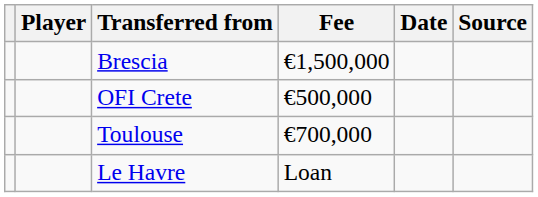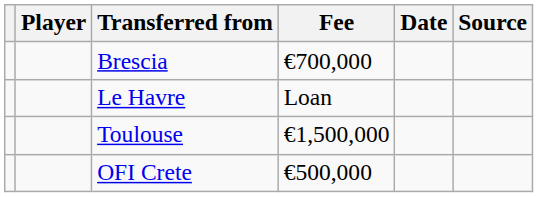(337, 60) €1,500,000 -> (328, 60) €700,000
rows swapped: (144, 97) <-> (141, 172)
(328, 135) €700,000 -> (337, 135) €1,500,000
